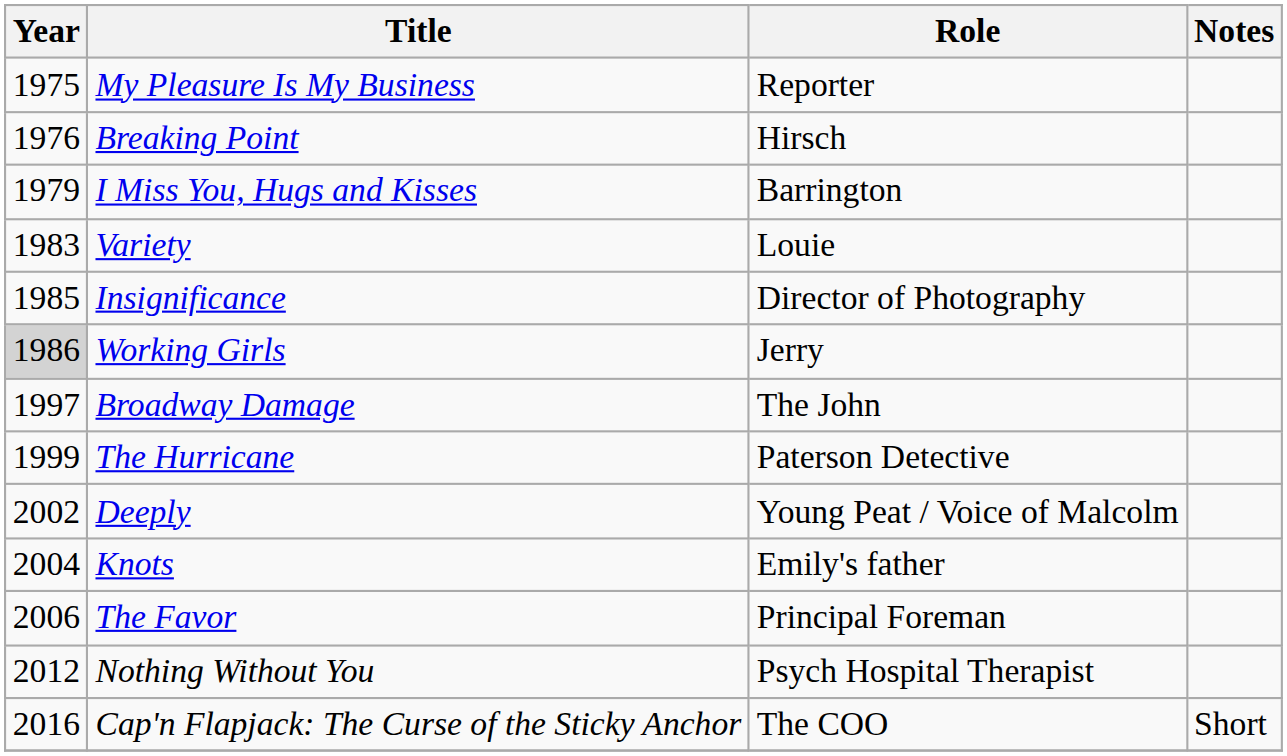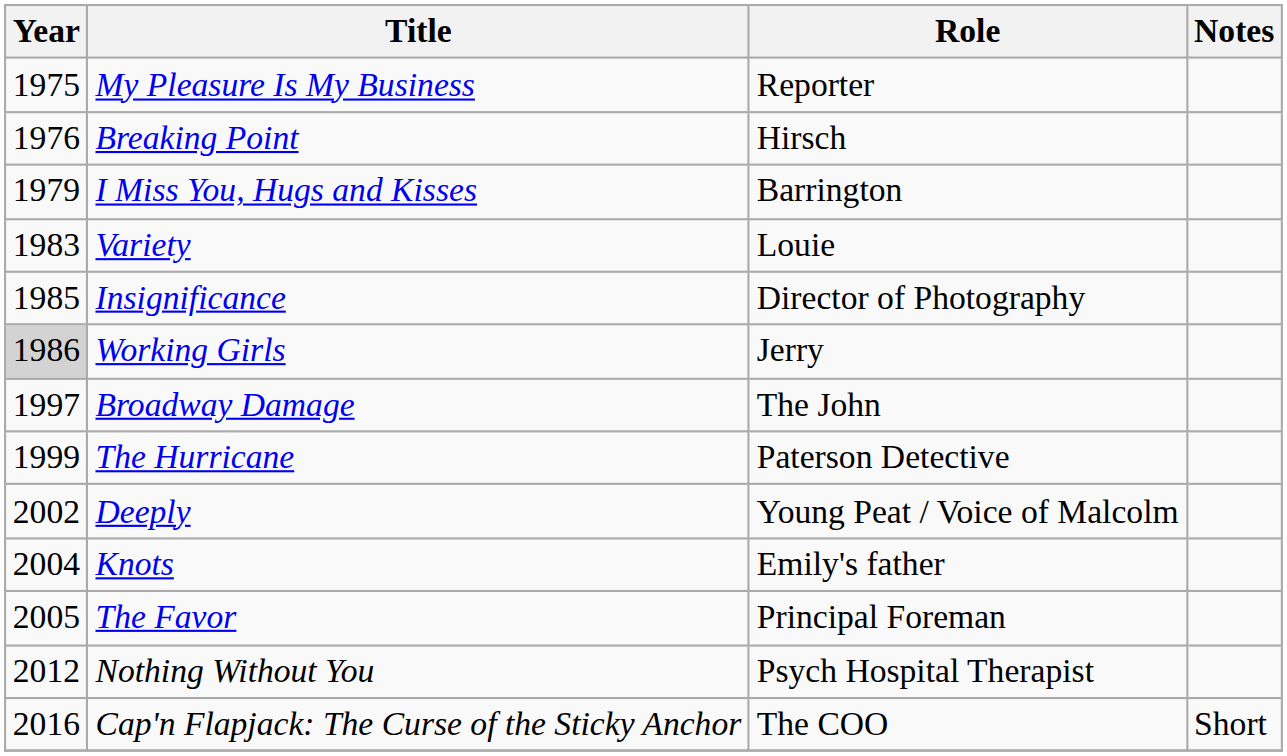(46, 617) 2006 -> (46, 617) 2005
